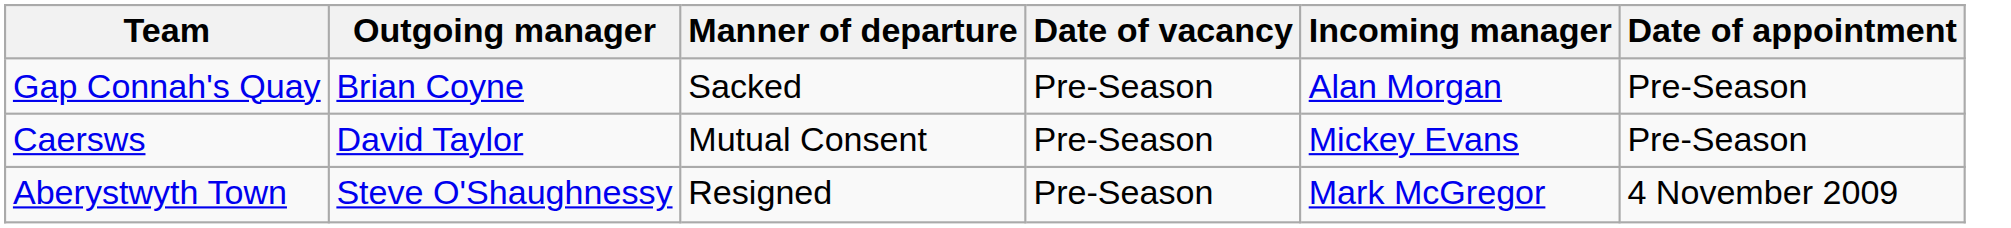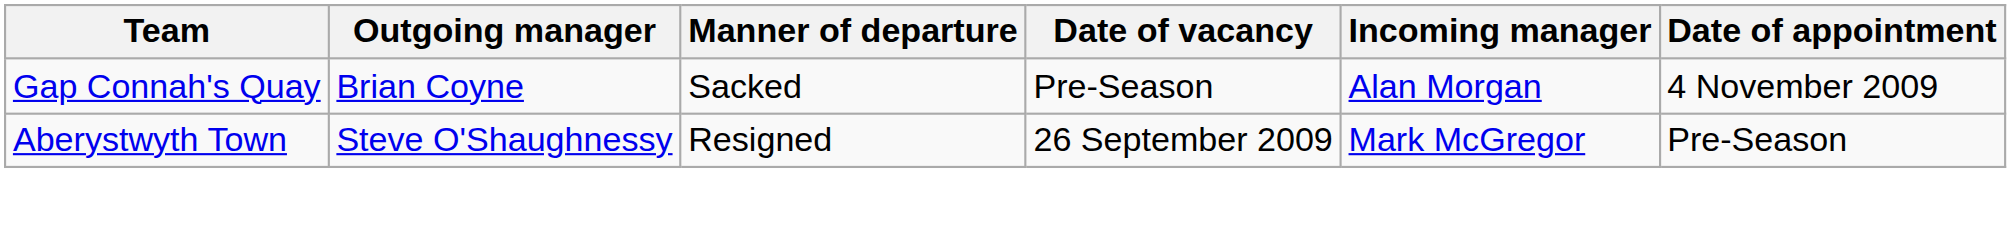(1717, 85) Pre-Season -> (1803, 85) 4 November 2009
- row: (79, 139)
(1123, 193) Pre-Season -> (1183, 139) 26 September 2009
(1763, 193) 4 November 2009 -> (1757, 139) Pre-Season
